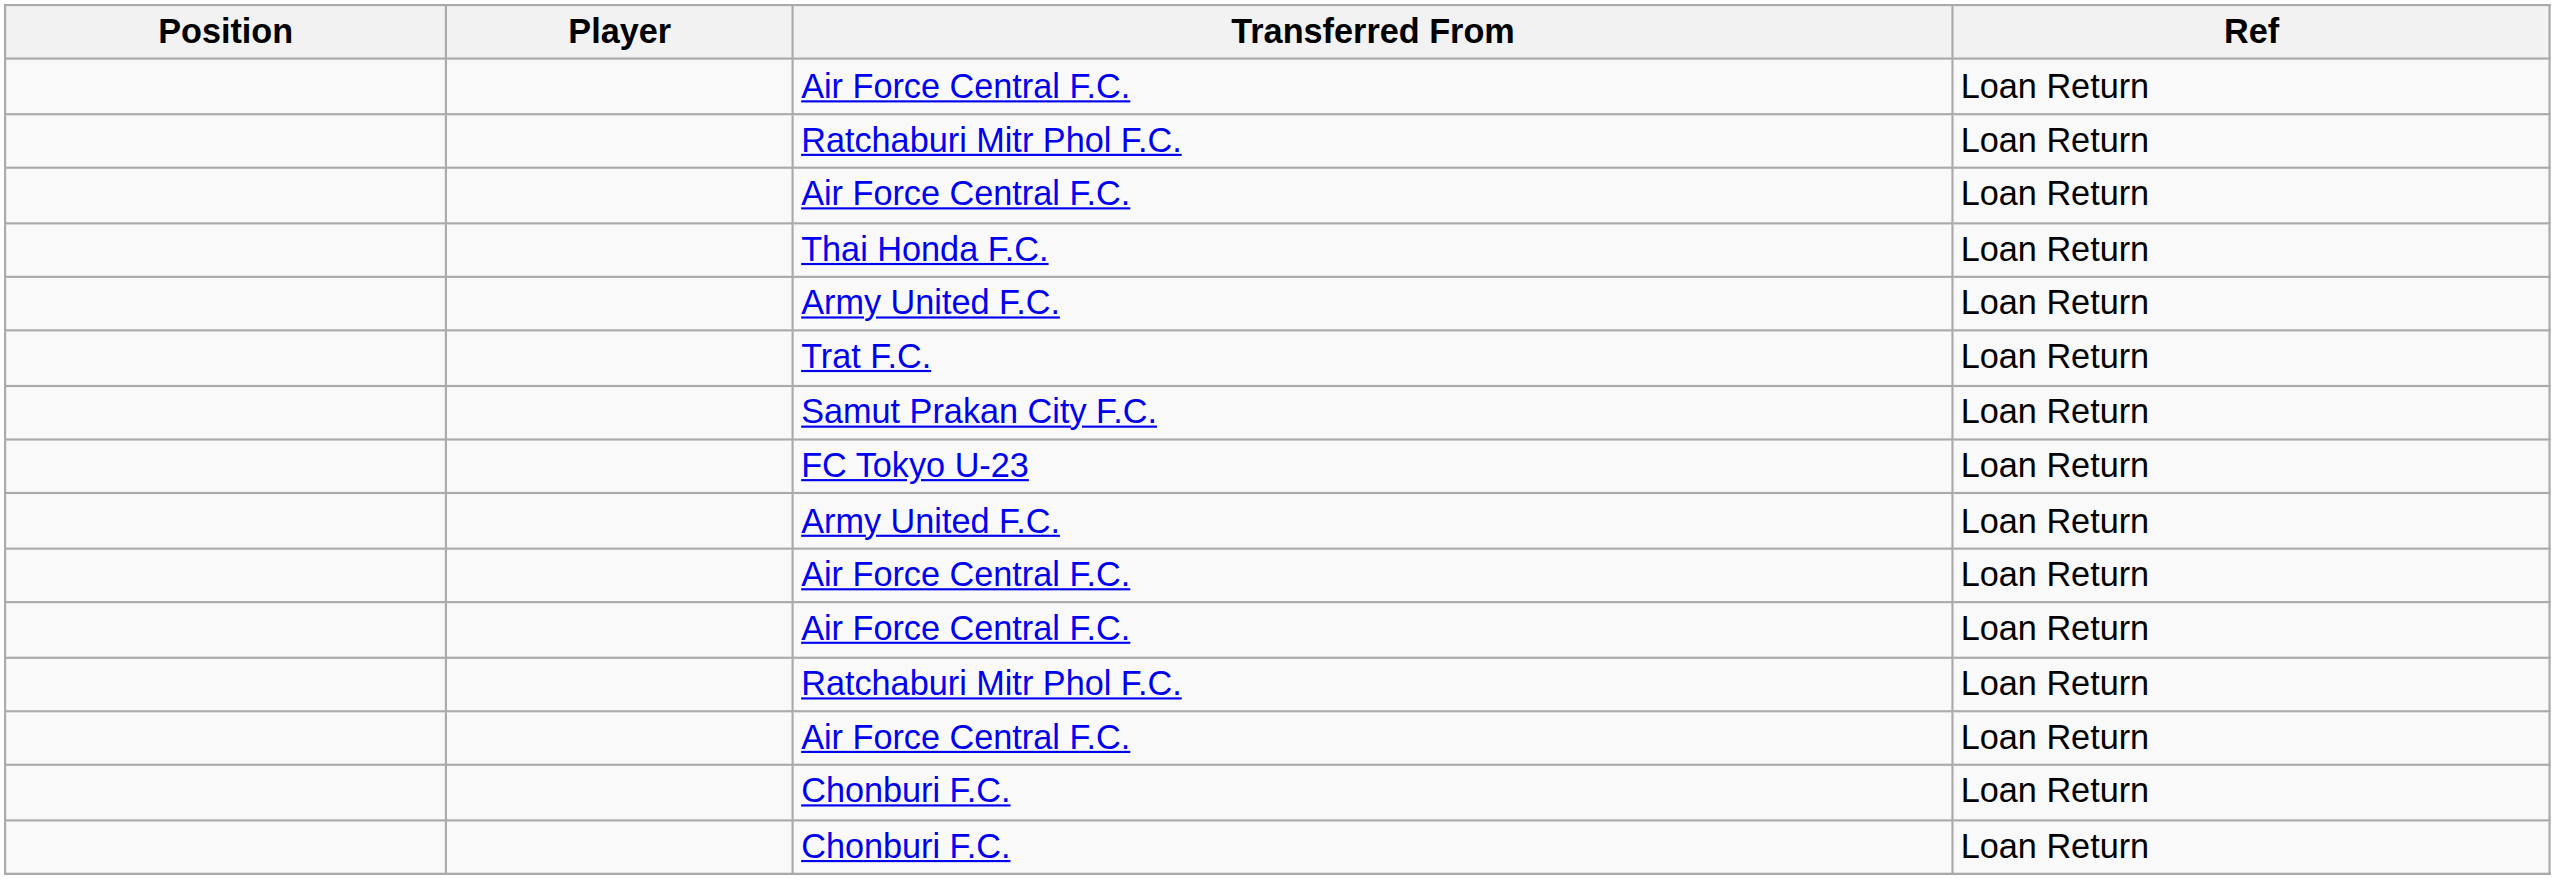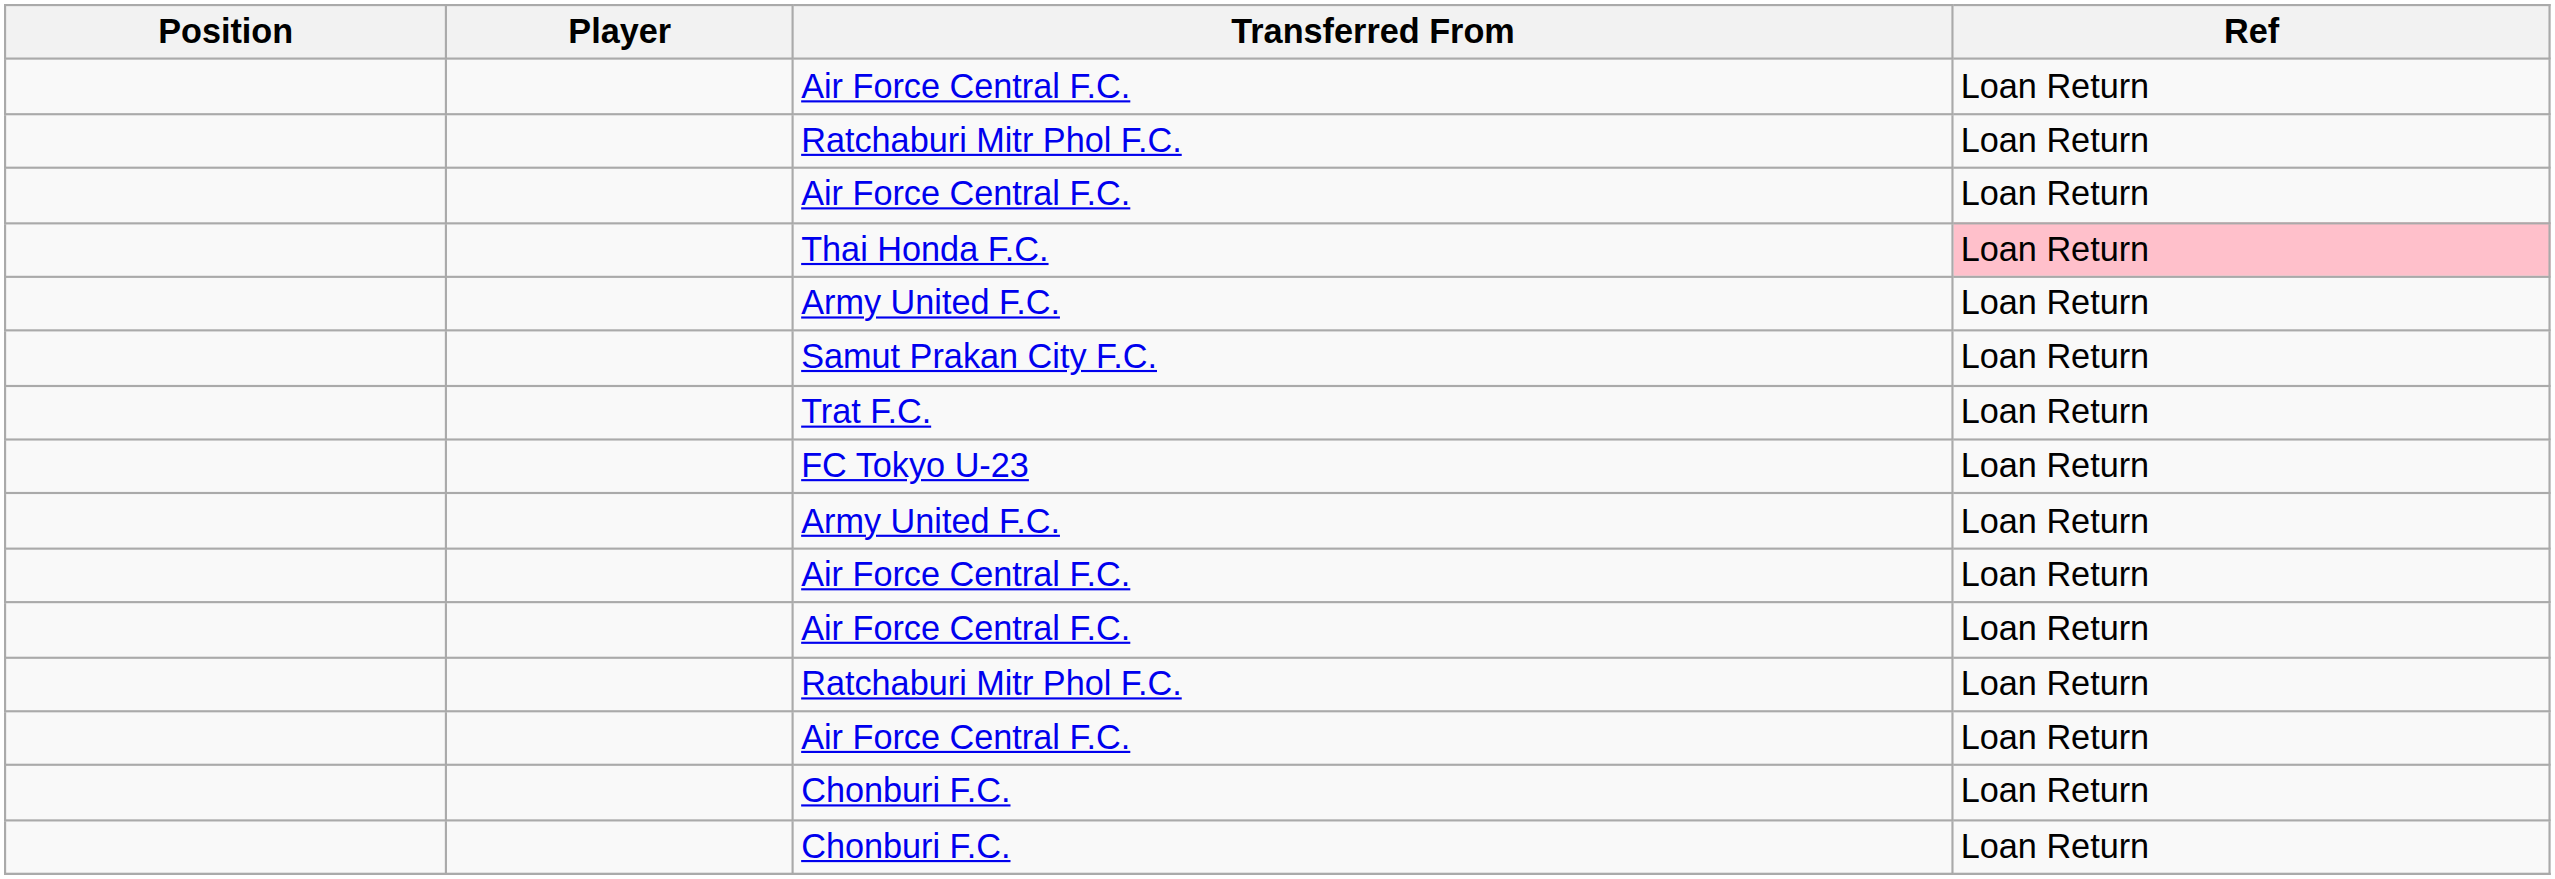(2055, 248) no background -> (2055, 248) pink background
rows swapped: (226, 358) <-> (226, 412)
